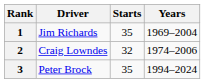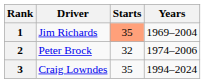(127, 32) no background -> (127, 32) lightsalmon background
(73, 51) Craig Lowndes -> (65, 51) Peter Brock
(65, 69) Peter Brock -> (73, 69) Craig Lowndes
